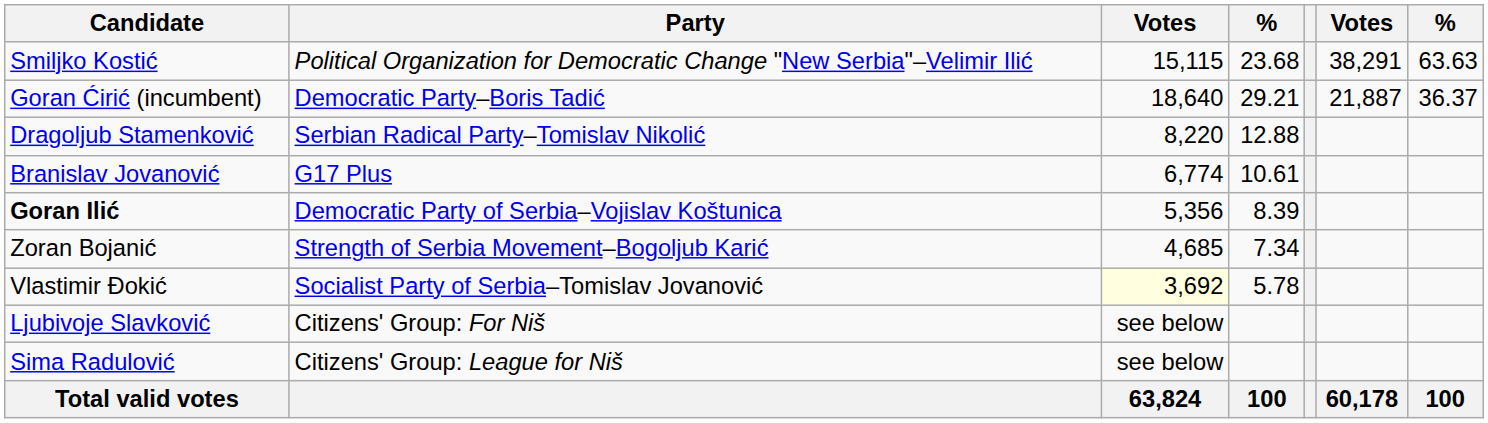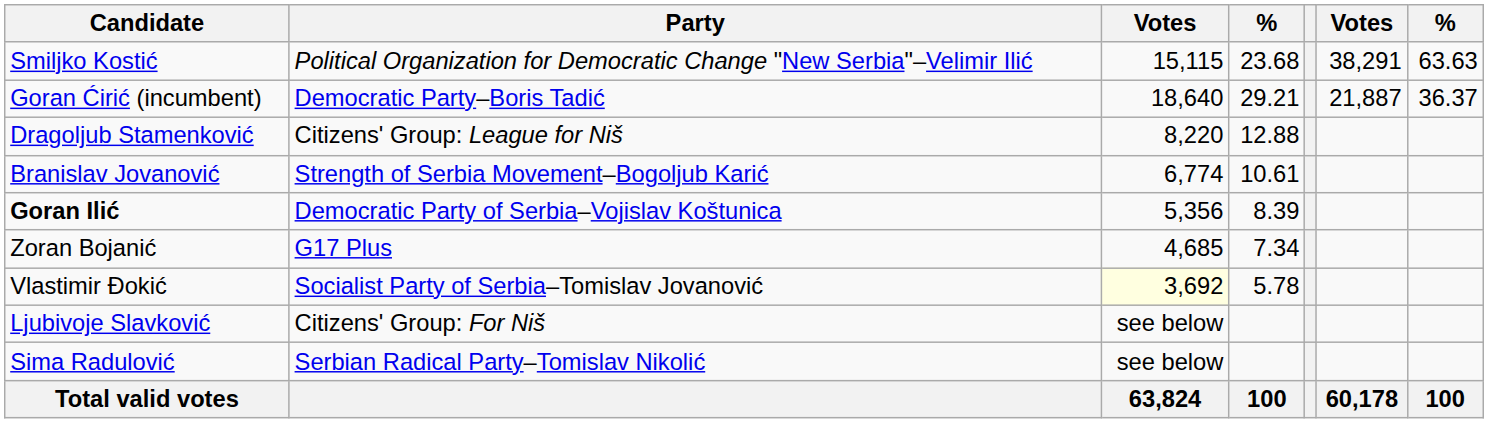(500, 135) Serbian Radical Party–Tomislav Nikolić -> (459, 135) Citizens' Group: League for Niš
(343, 173) G17 Plus -> (532, 173) Strength of Serbia Movement–Bogoljub Karić
(532, 248) Strength of Serbia Movement–Bogoljub Karić -> (343, 248) G17 Plus
(459, 361) Citizens' Group: League for Niš -> (500, 361) Serbian Radical Party–Tomislav Nikolić
